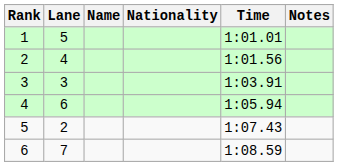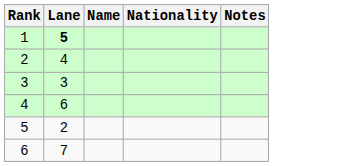- column: (253, 16)
(64, 38) normal -> (64, 38) bold
